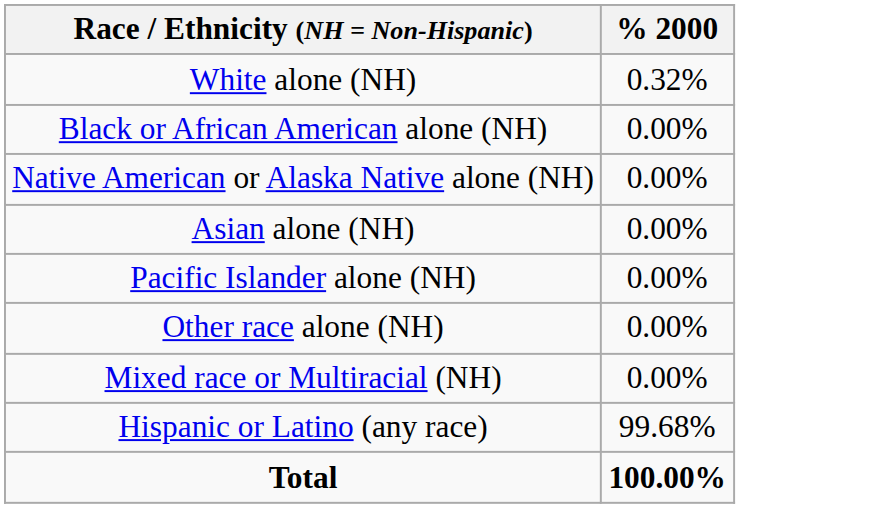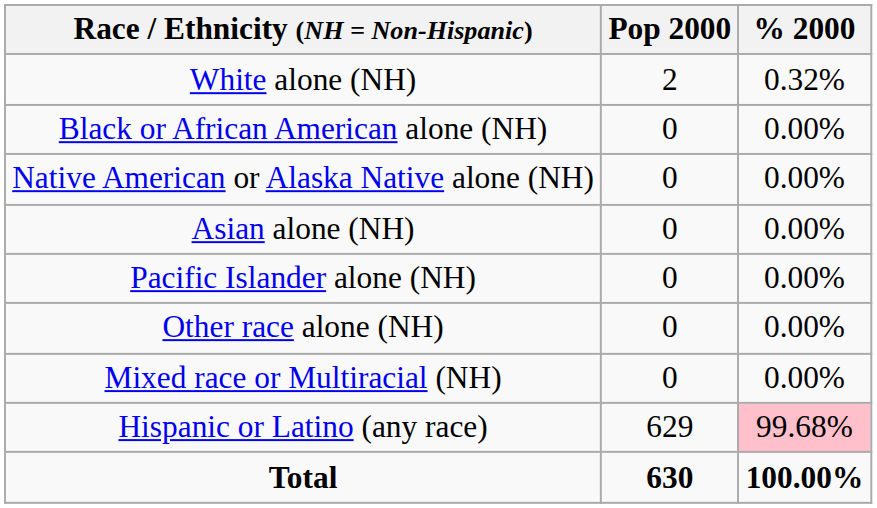+ column: (670, 29)
(667, 427) no background -> (804, 427) pink background
